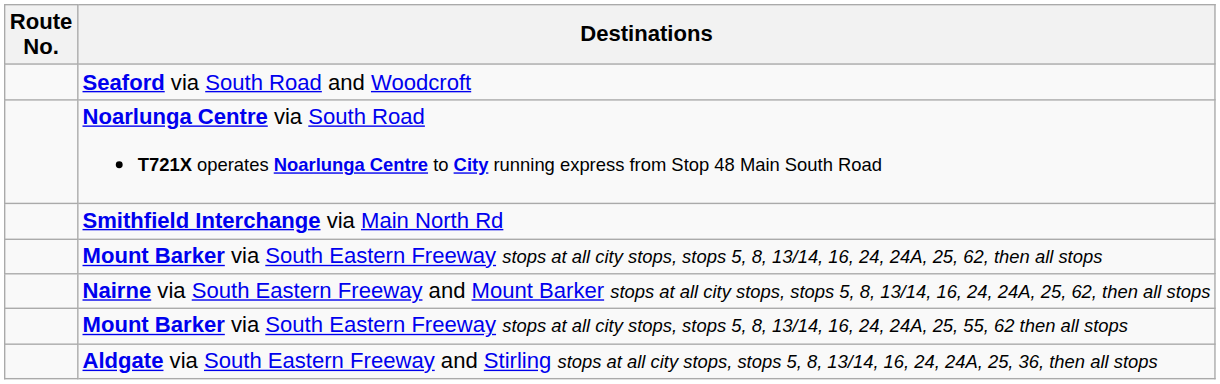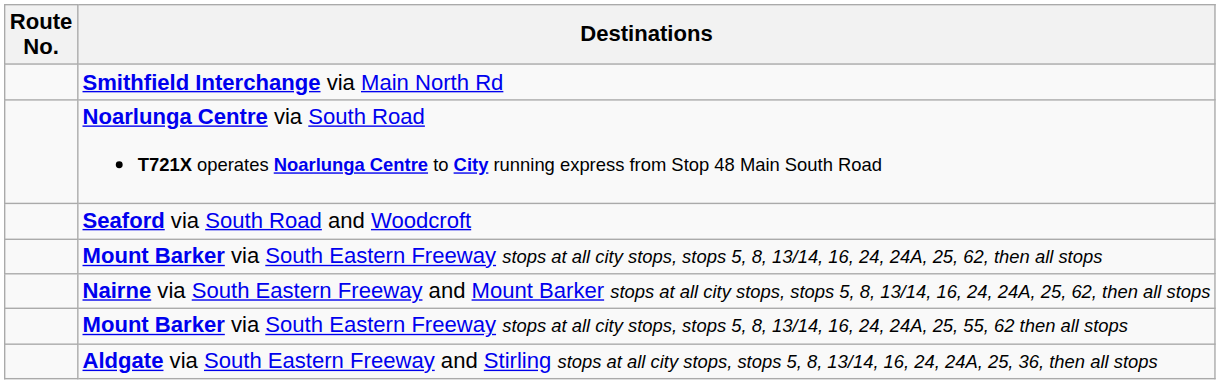rows swapped: (293, 220) <-> (277, 81)
